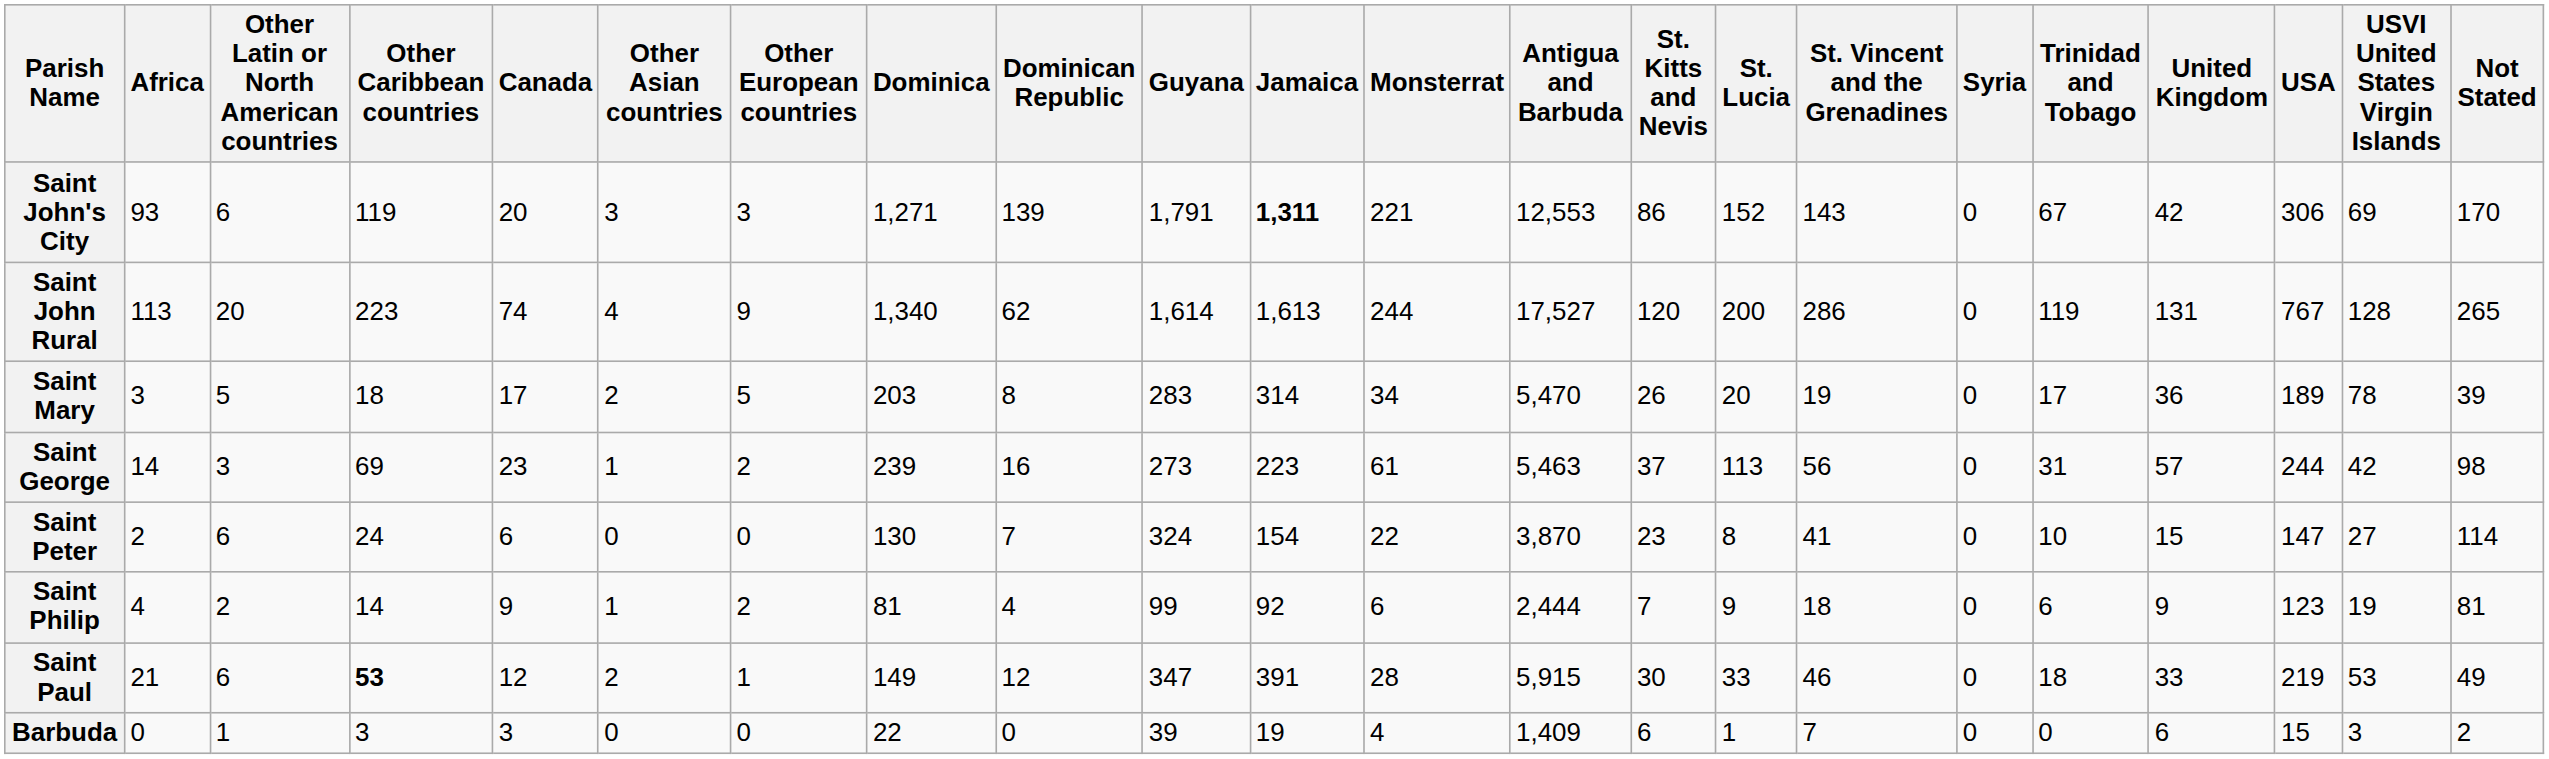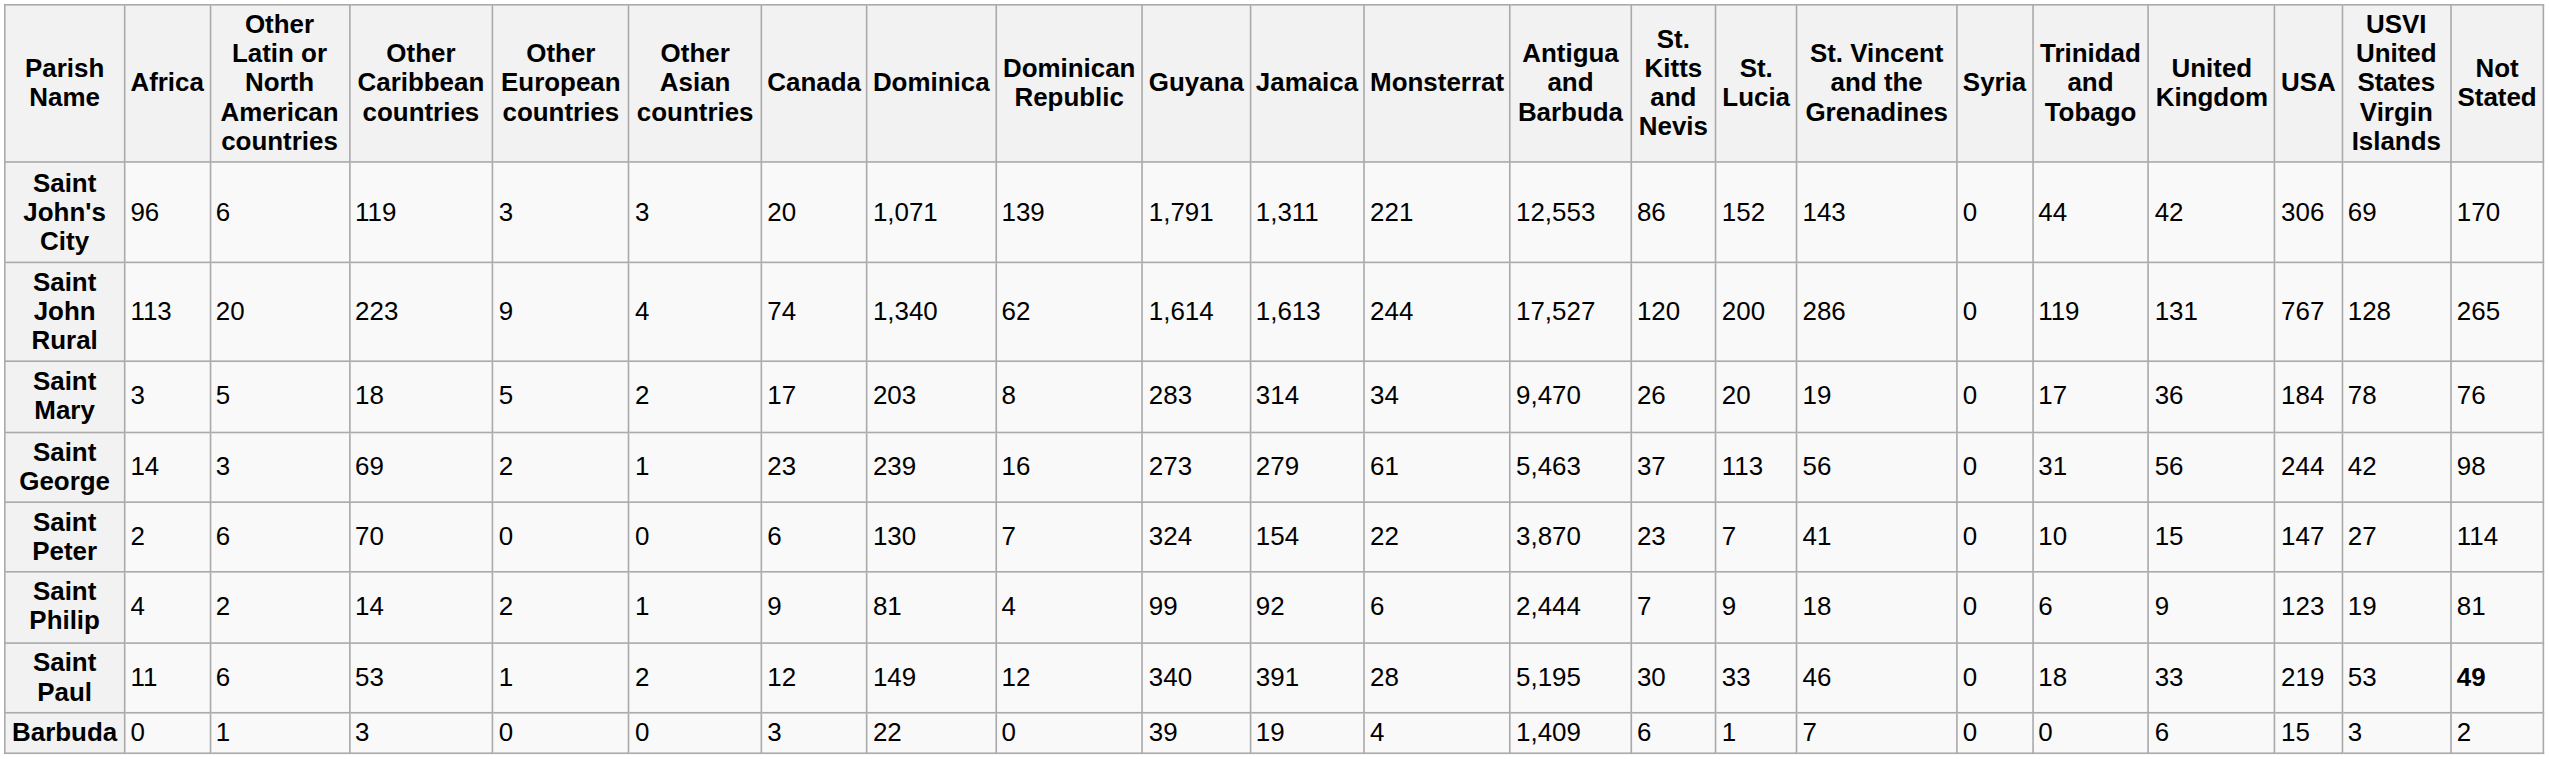columns swapped: (545, 83) <-> (799, 83)
(145, 211) 93 -> (145, 211) 96
(905, 211) 1,271 -> (905, 211) 1,071
(1288, 211) bold -> (1287, 211) normal
(2053, 211) 67 -> (2053, 211) 44
(1548, 396) 5,470 -> (1548, 396) 9,470
(2303, 396) 189 -> (2303, 396) 184
(2471, 396) 39 -> (2471, 396) 76
(1277, 466) 223 -> (1277, 466) 279
(2169, 466) 57 -> (2169, 466) 56
(370, 536) 24 -> (370, 536) 70
(1729, 536) 8 -> (1729, 536) 7
(145, 677) 21 -> (144, 677) 11
(370, 677) bold -> (370, 677) normal
(1170, 677) 347 -> (1170, 677) 340
(1548, 677) 5,915 -> (1548, 677) 5,195
(2471, 677) normal -> (2471, 677) bold
